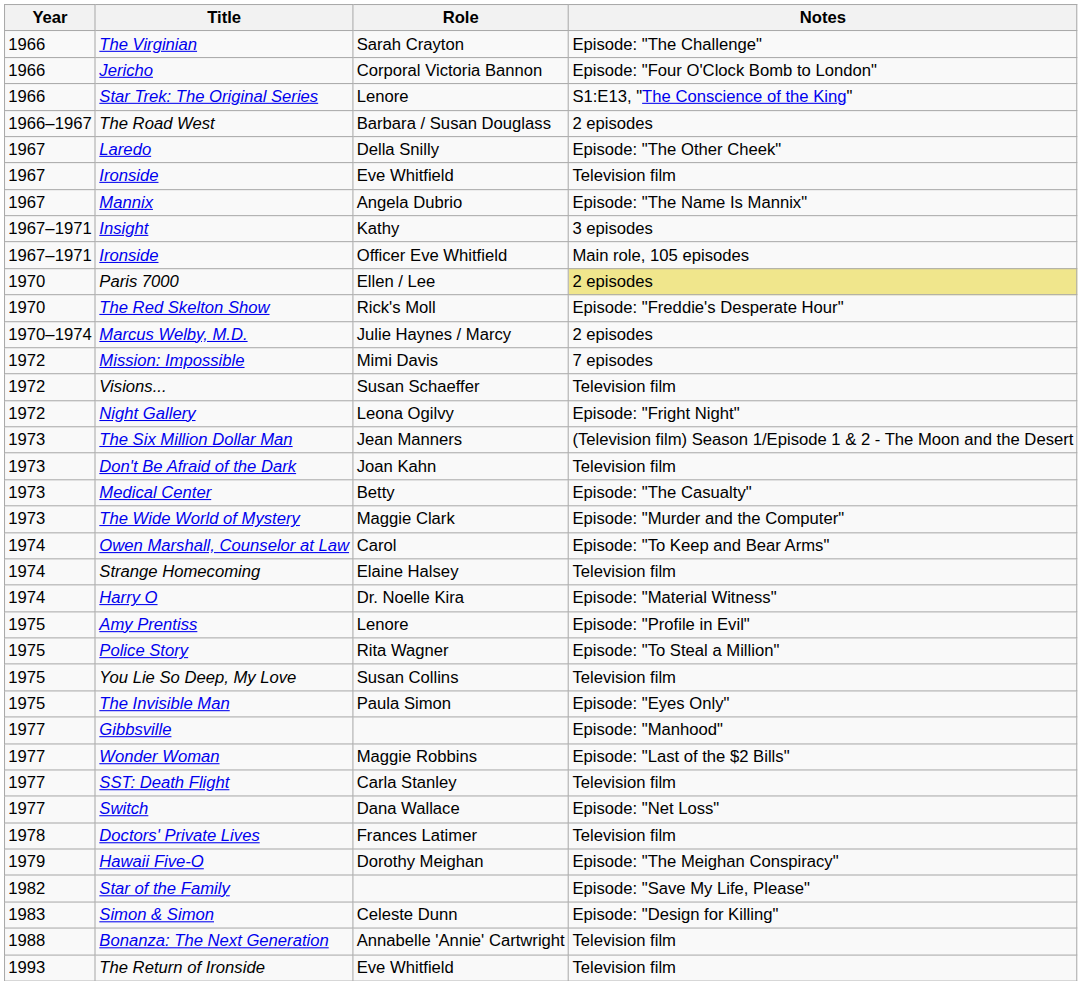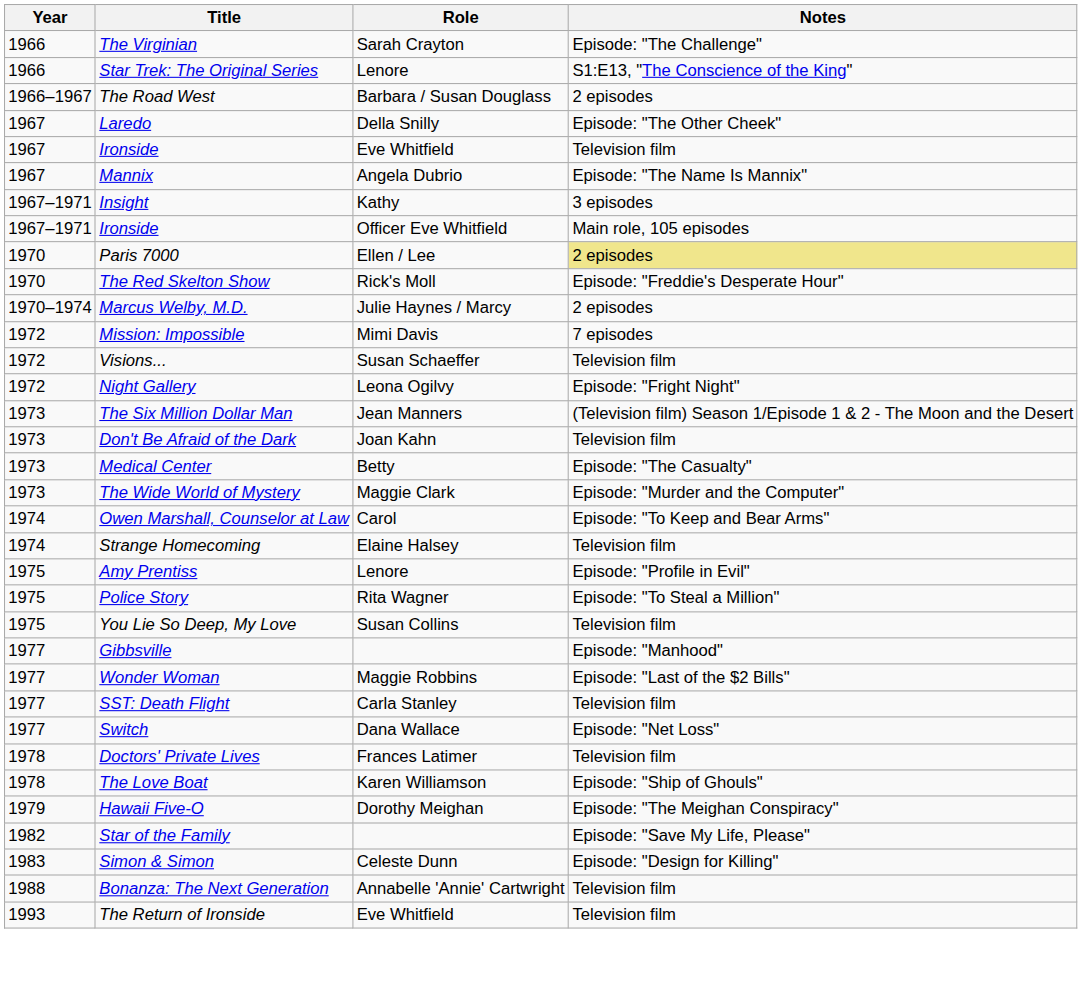- row: (126, 70)
- row: (128, 598)
- row: (165, 703)
+ row: (153, 783)
